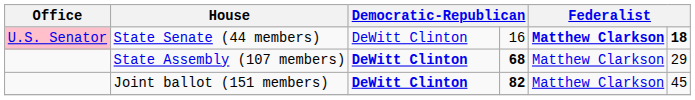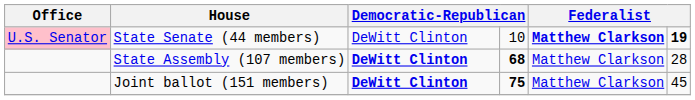(517, 38) 16 -> (517, 38) 10
(679, 38) 18 -> (679, 38) 19
(679, 61) 29 -> (679, 61) 28
(517, 83) 82 -> (517, 83) 75
